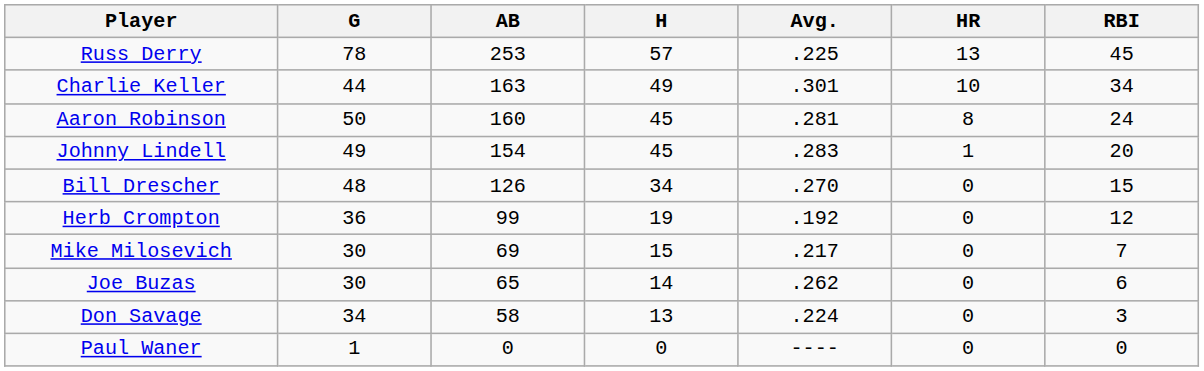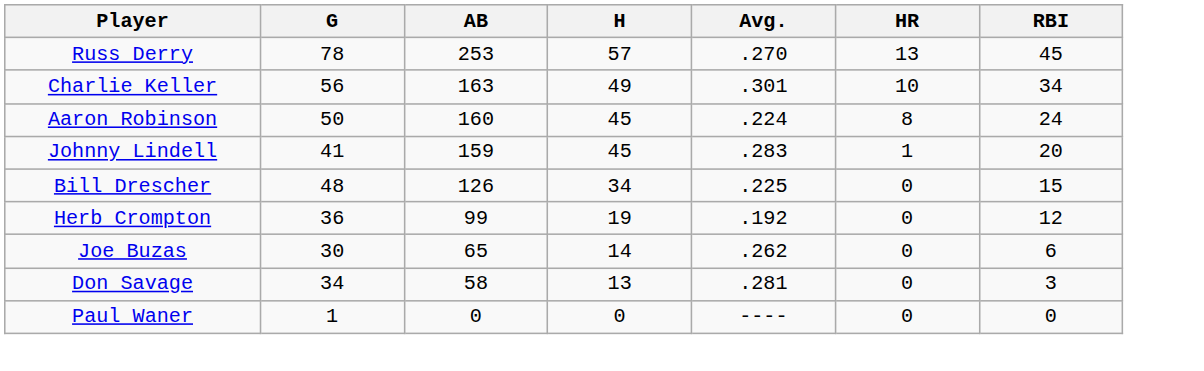(815, 54) .225 -> (763, 54) .270
(354, 87) 44 -> (332, 87) 56
(815, 120) .281 -> (763, 120) .224
(354, 153) 49 -> (332, 153) 41
(508, 153) 154 -> (476, 153) 159
(815, 185) .270 -> (763, 185) .225
- row: (141, 251)
(815, 317) .224 -> (763, 284) .281
